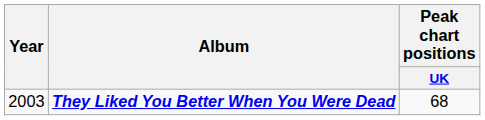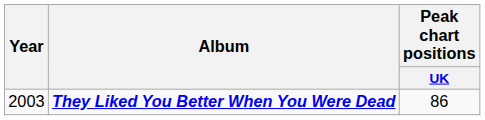(439, 101) 68 -> (439, 101) 86
